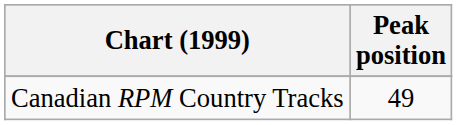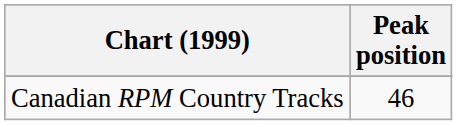(401, 97) 49 -> (401, 97) 46
